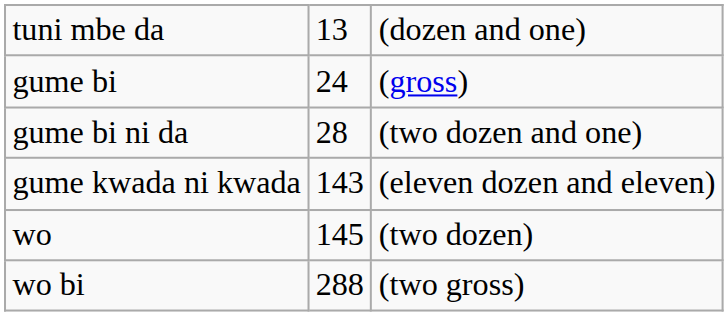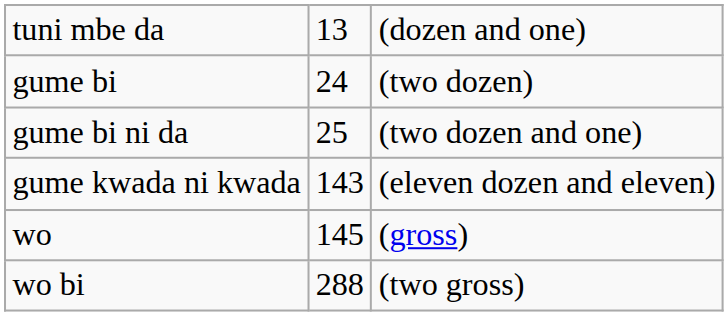(423, 81) (gross) -> (456, 81) (two dozen)
(332, 132) 28 -> (332, 132) 25
(456, 234) (two dozen) -> (423, 234) (gross)
